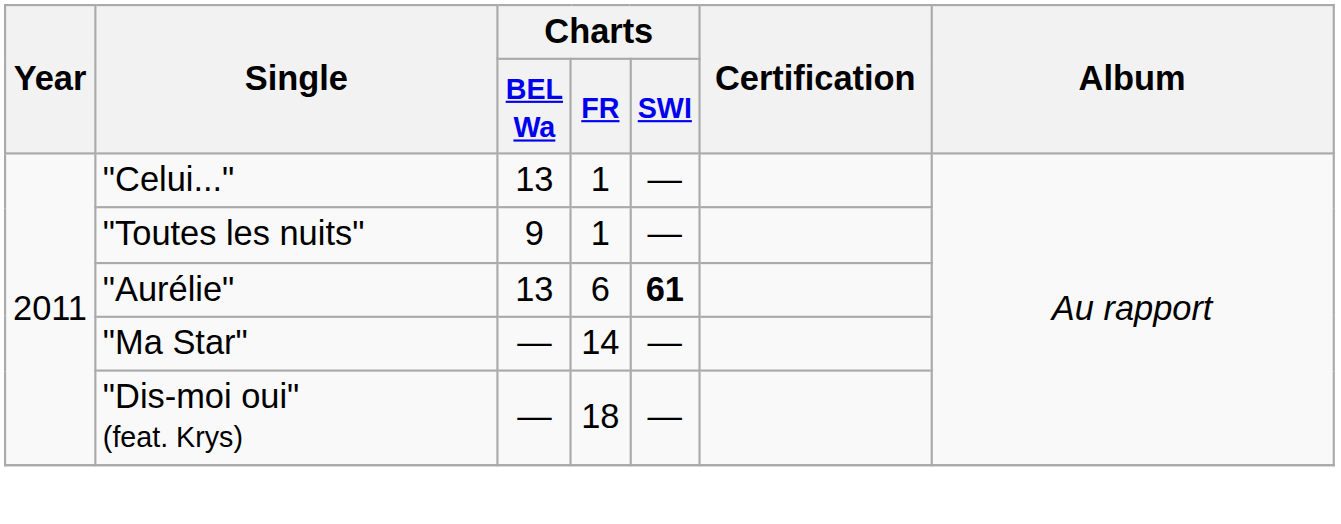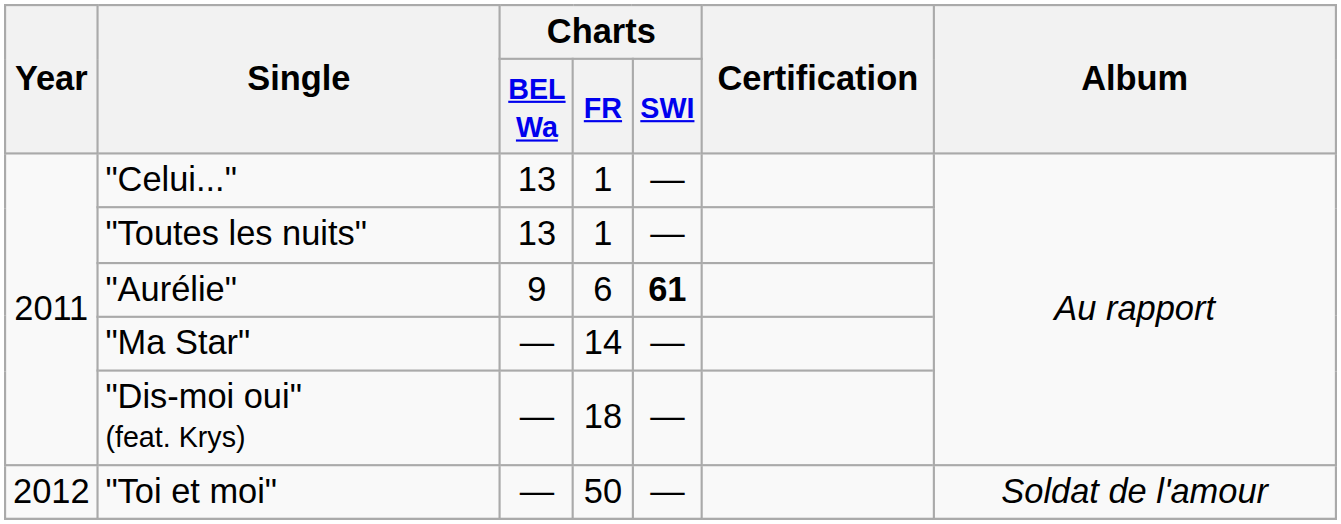(534, 234) 9 -> (537, 234) 13
(534, 288) 13 -> (537, 288) 9
+ row: (191, 491)
